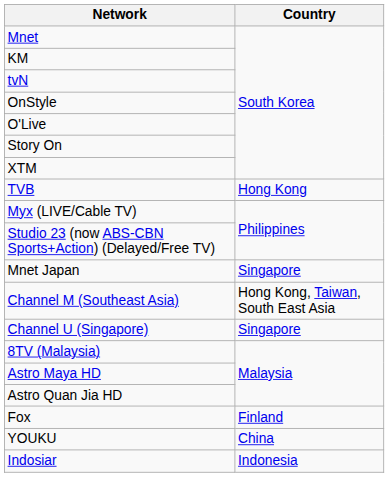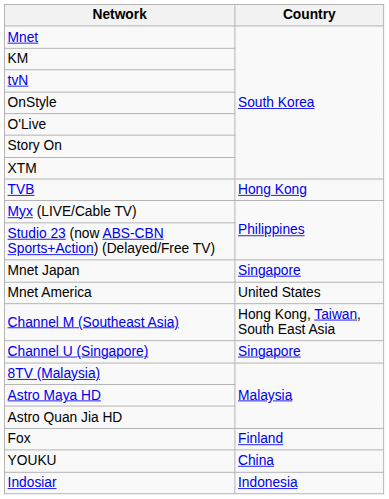+ row: (50, 292)
